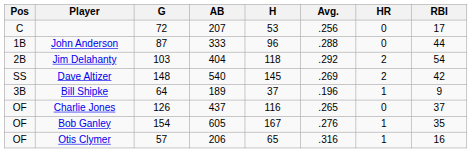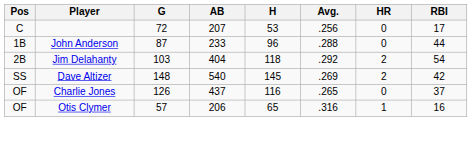(217, 44) 333 -> (217, 44) 233
- row: (84, 92)
- row: (84, 124)
